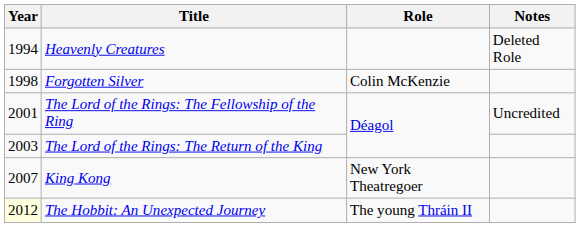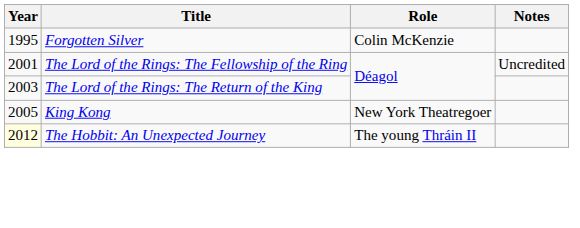- row: (105, 48)
(23, 81) 1998 -> (23, 40) 1995
(23, 177) 2007 -> (23, 111) 2005
